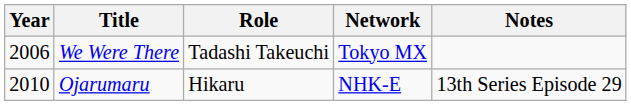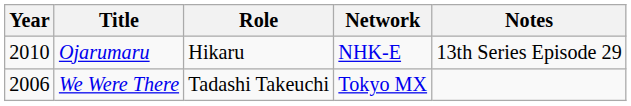rows swapped: (119, 52) <-> (104, 84)
